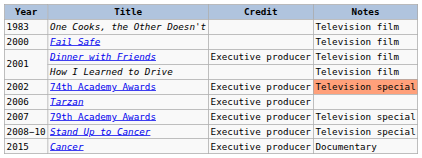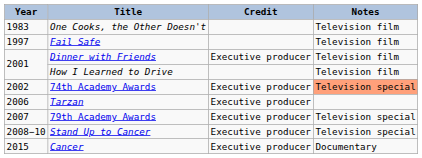(18, 42) 2000 -> (18, 42) 1997
